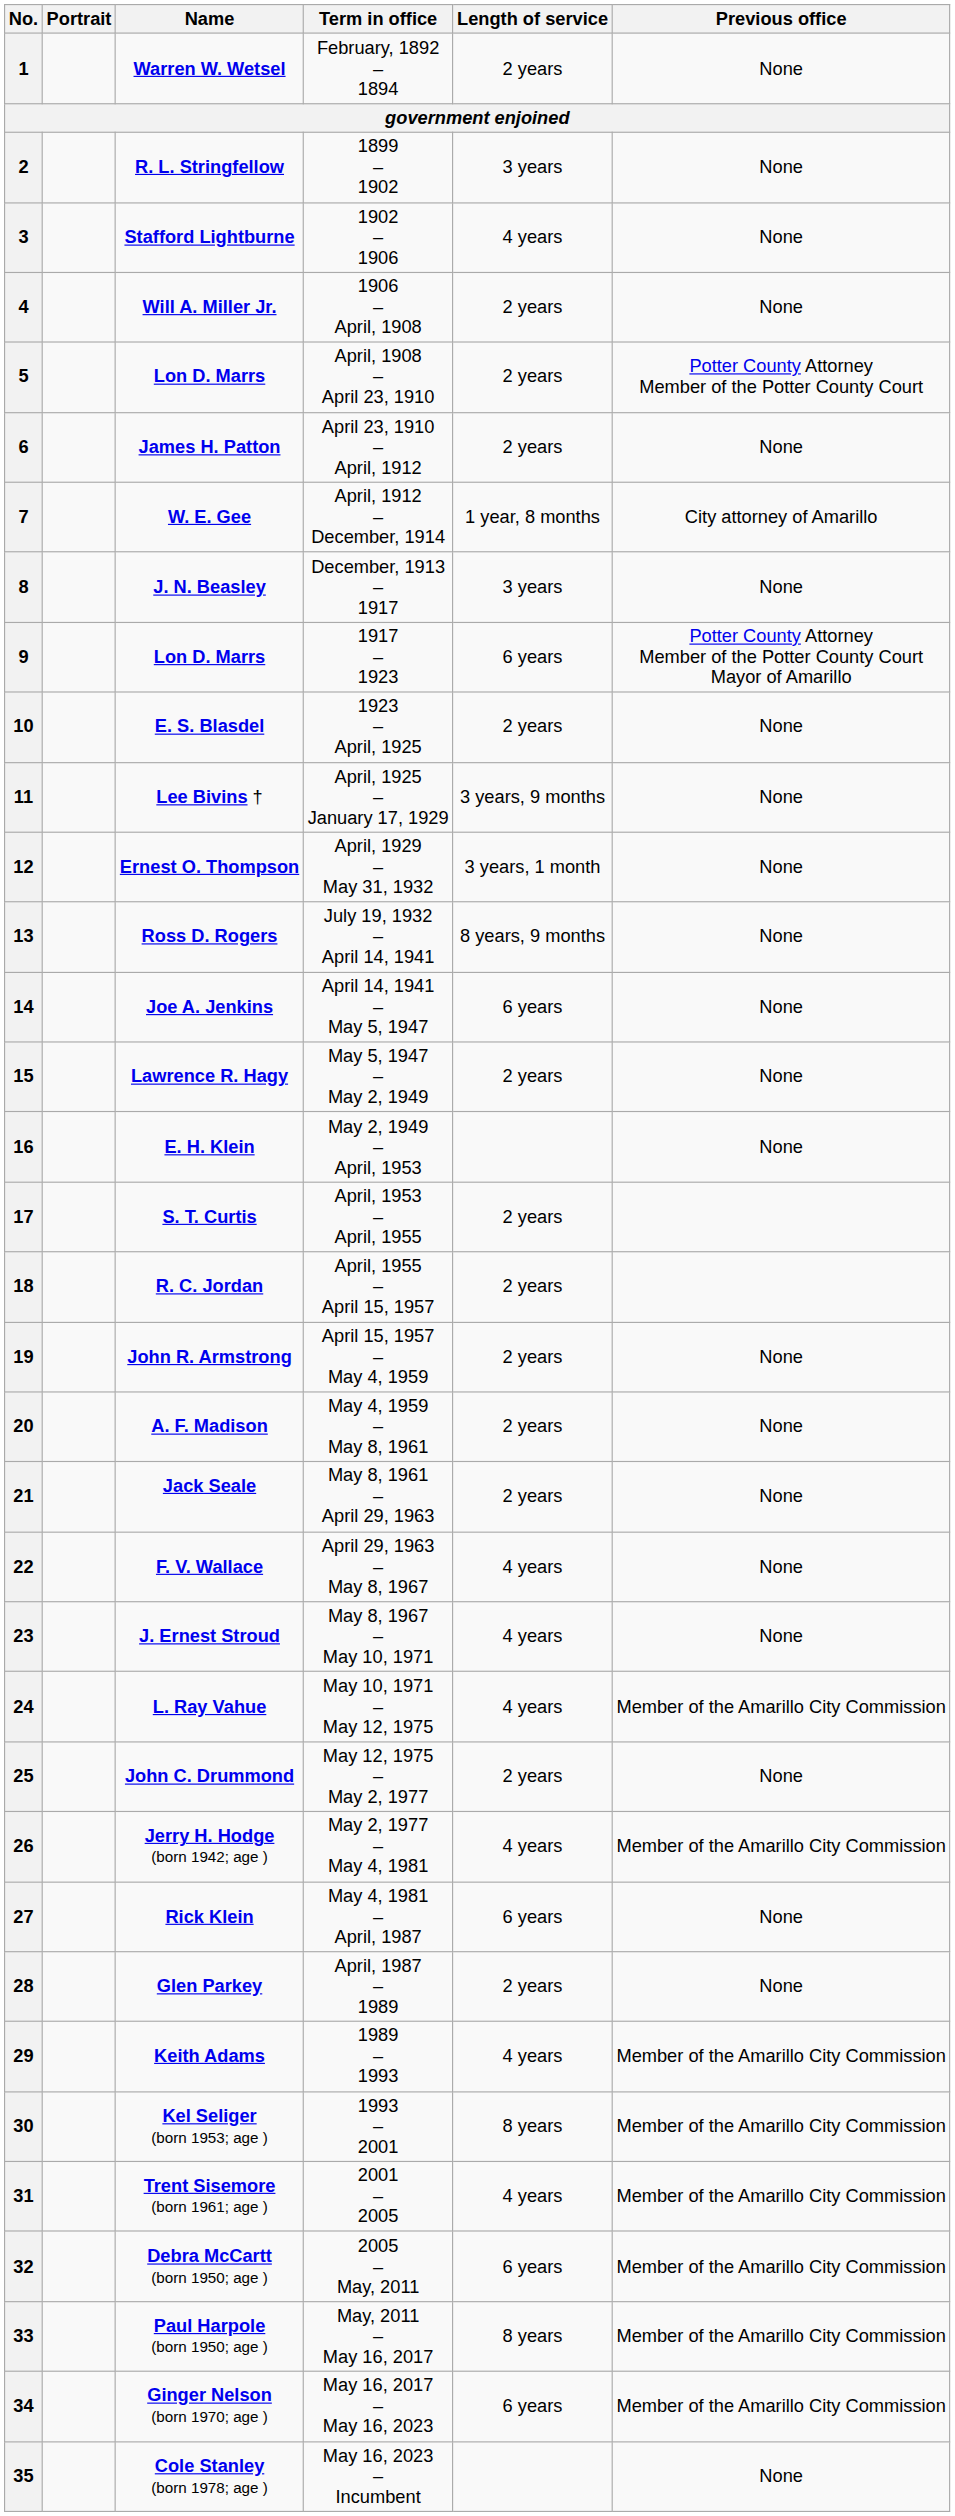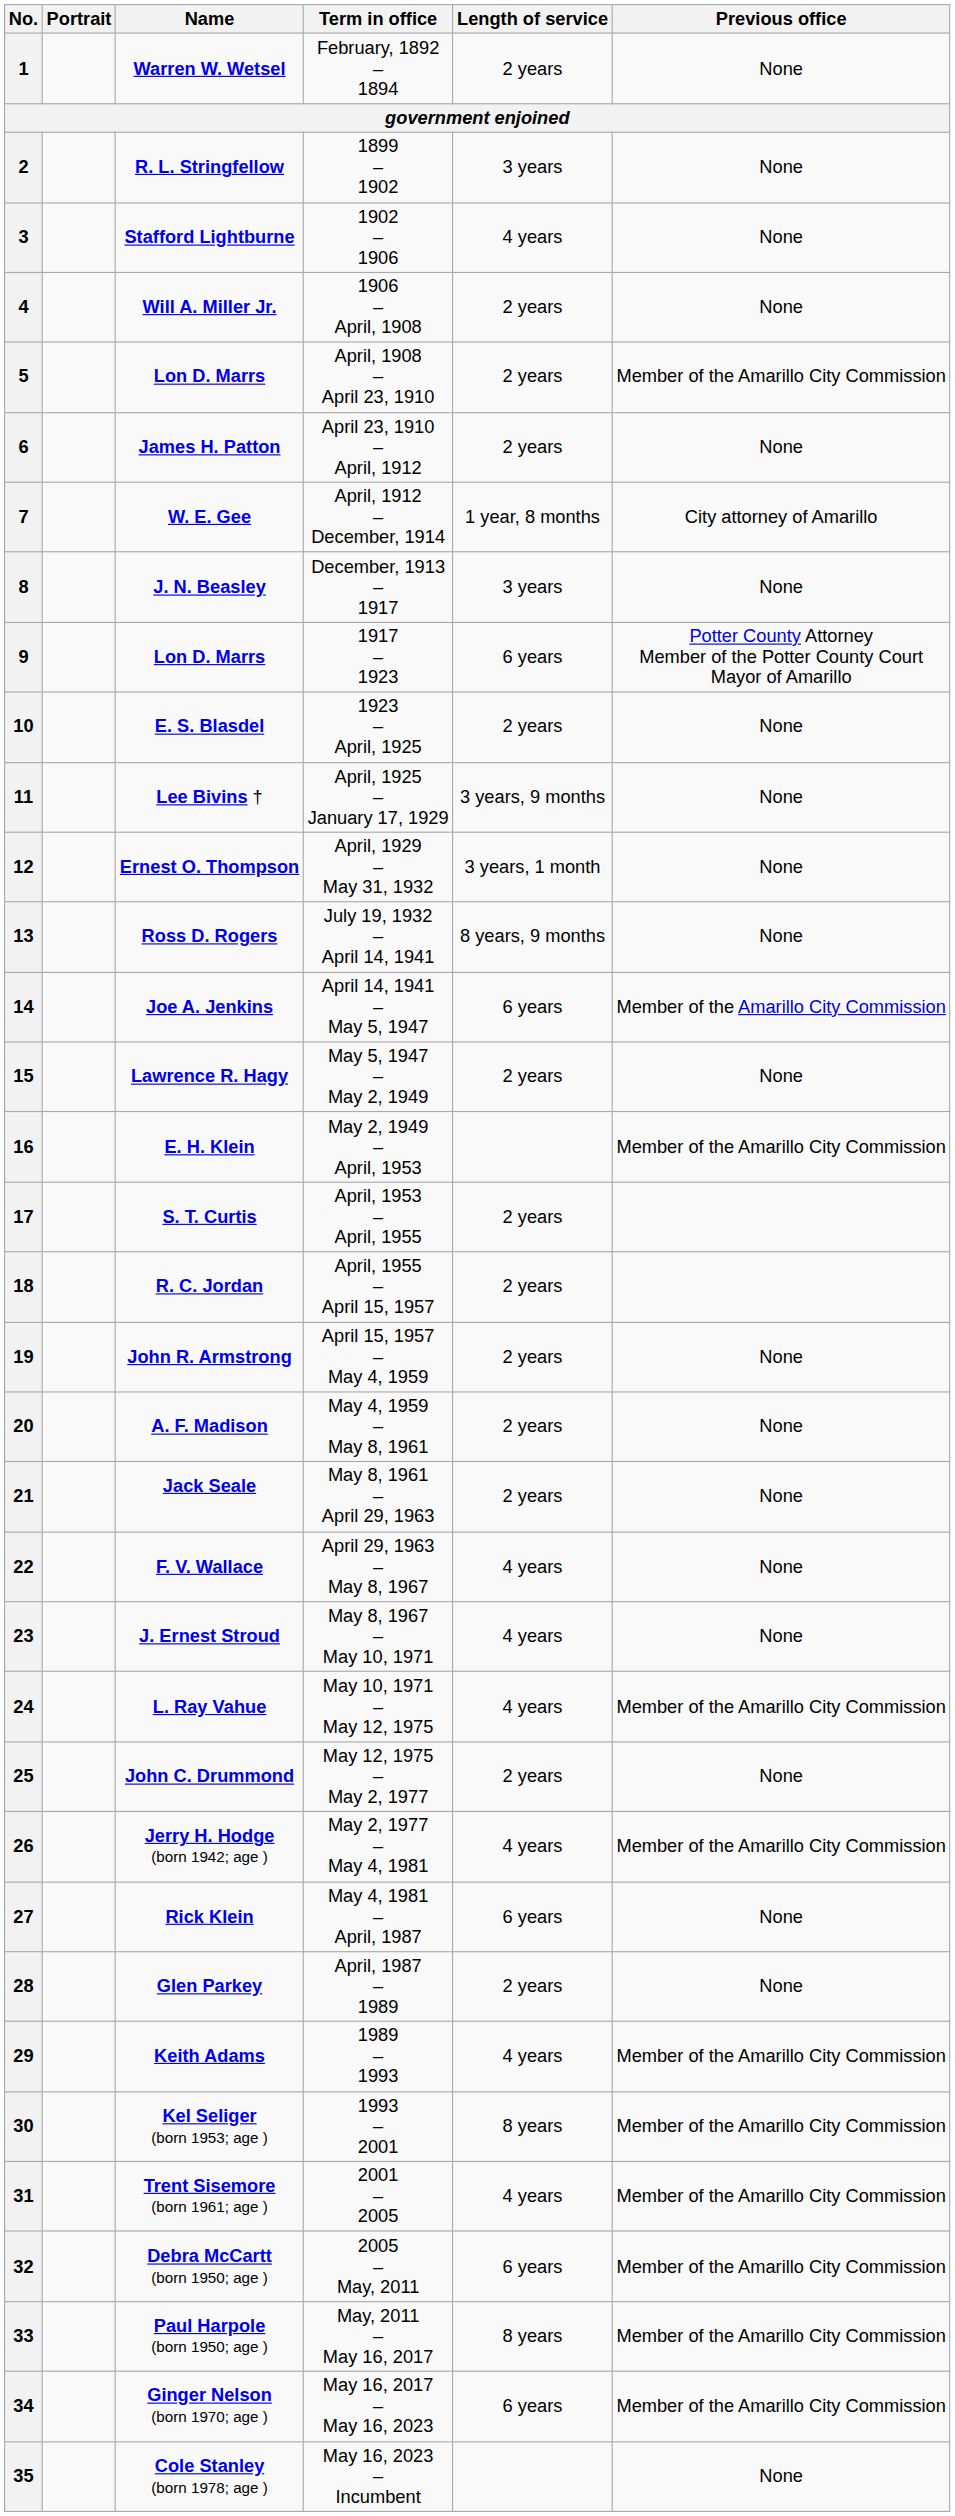(781, 377) Potter County Attorney Member of the Potter County Court -> (781, 377) Member of the Amarillo City Commission
(781, 1006) None -> (781, 1006) Member of the Amarillo City Commission
(781, 1146) None -> (781, 1146) Member of the Amarillo City Commission
